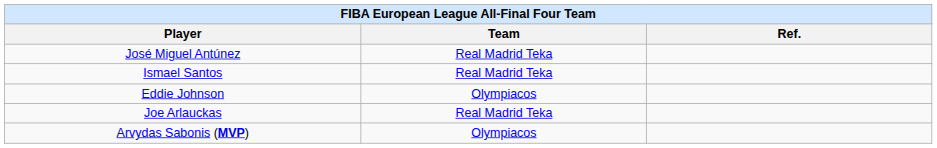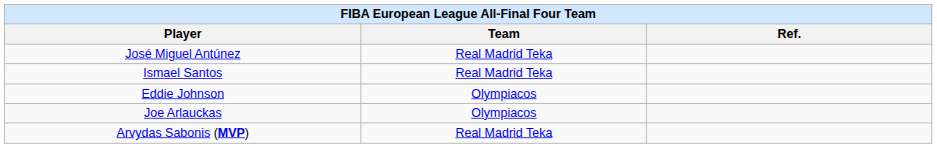(504, 113) Real Madrid Teka -> (504, 113) Olympiacos
(504, 133) Olympiacos -> (504, 133) Real Madrid Teka
